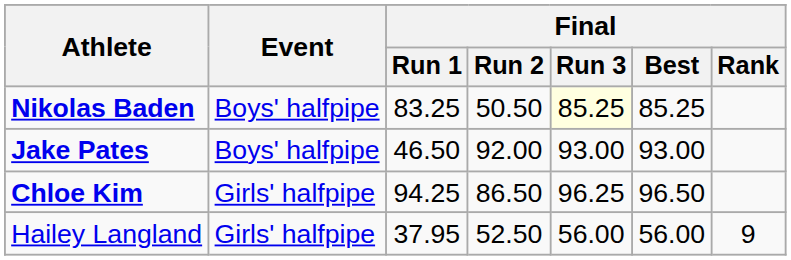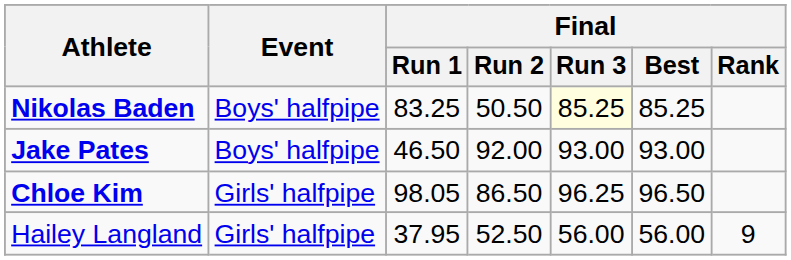(427, 192) 94.25 -> (427, 192) 98.05
